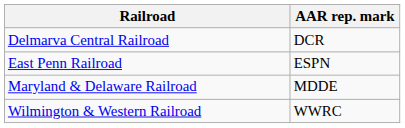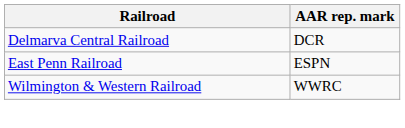- row: (102, 87)
